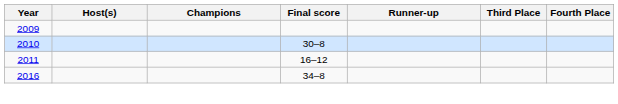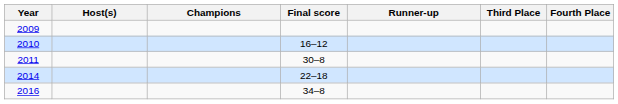(314, 44) 30–8 -> (314, 44) 16–12
(314, 60) 16–12 -> (314, 60) 30–8
+ row: (28, 75)
